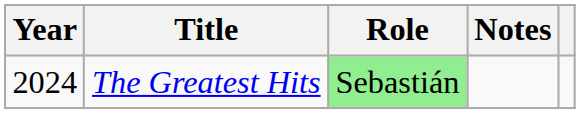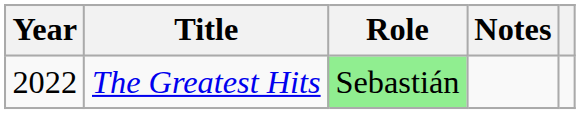(45, 81) 2024 -> (45, 81) 2022
